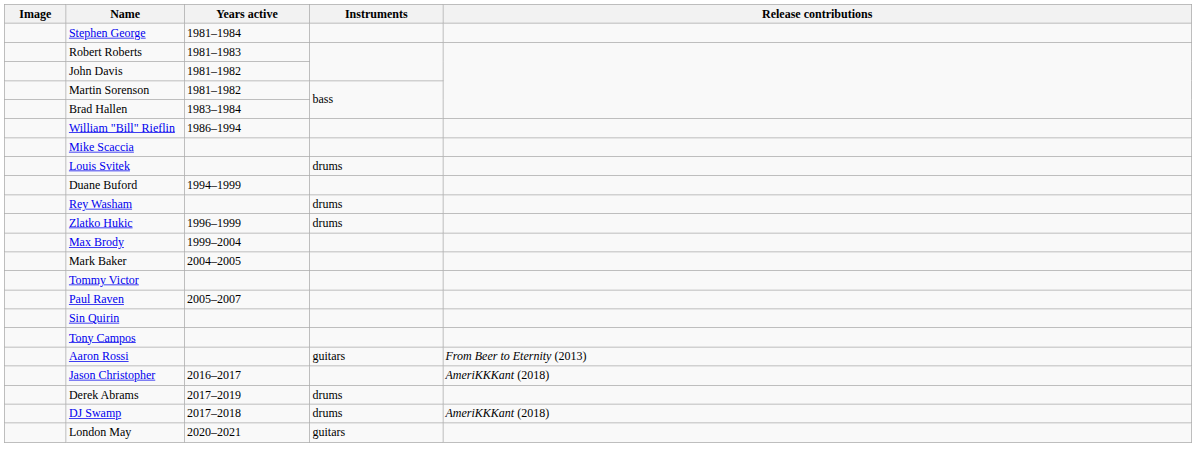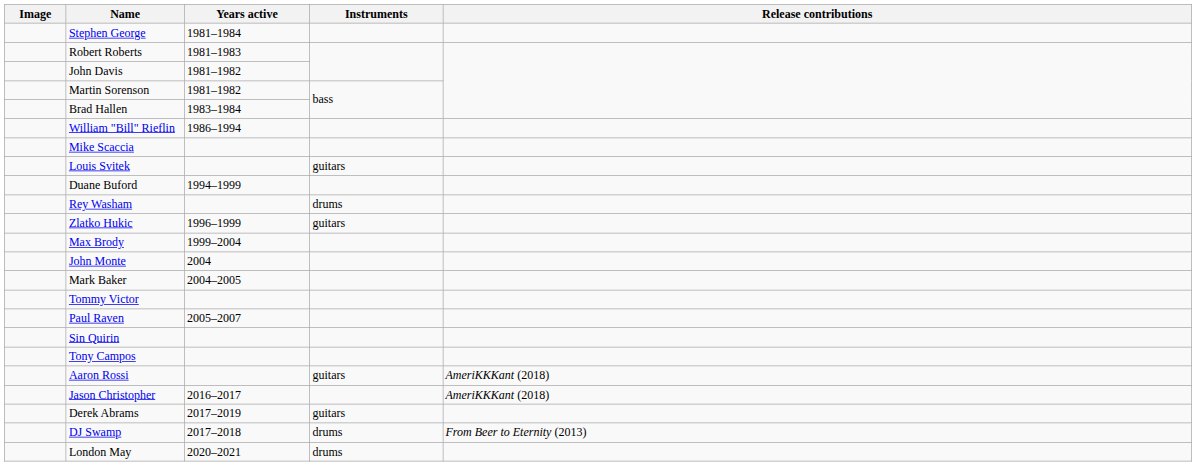(327, 166) drums -> (329, 166) guitars
(327, 223) drums -> (329, 223) guitars
+ row: (97, 261)
(516, 356) From Beer to Eternity (2013) -> (497, 375) AmeriKKKant (2018)
(327, 394) drums -> (329, 413) guitars
(497, 413) AmeriKKKant (2018) -> (516, 432) From Beer to Eternity (2013)
(329, 432) guitars -> (327, 451) drums
